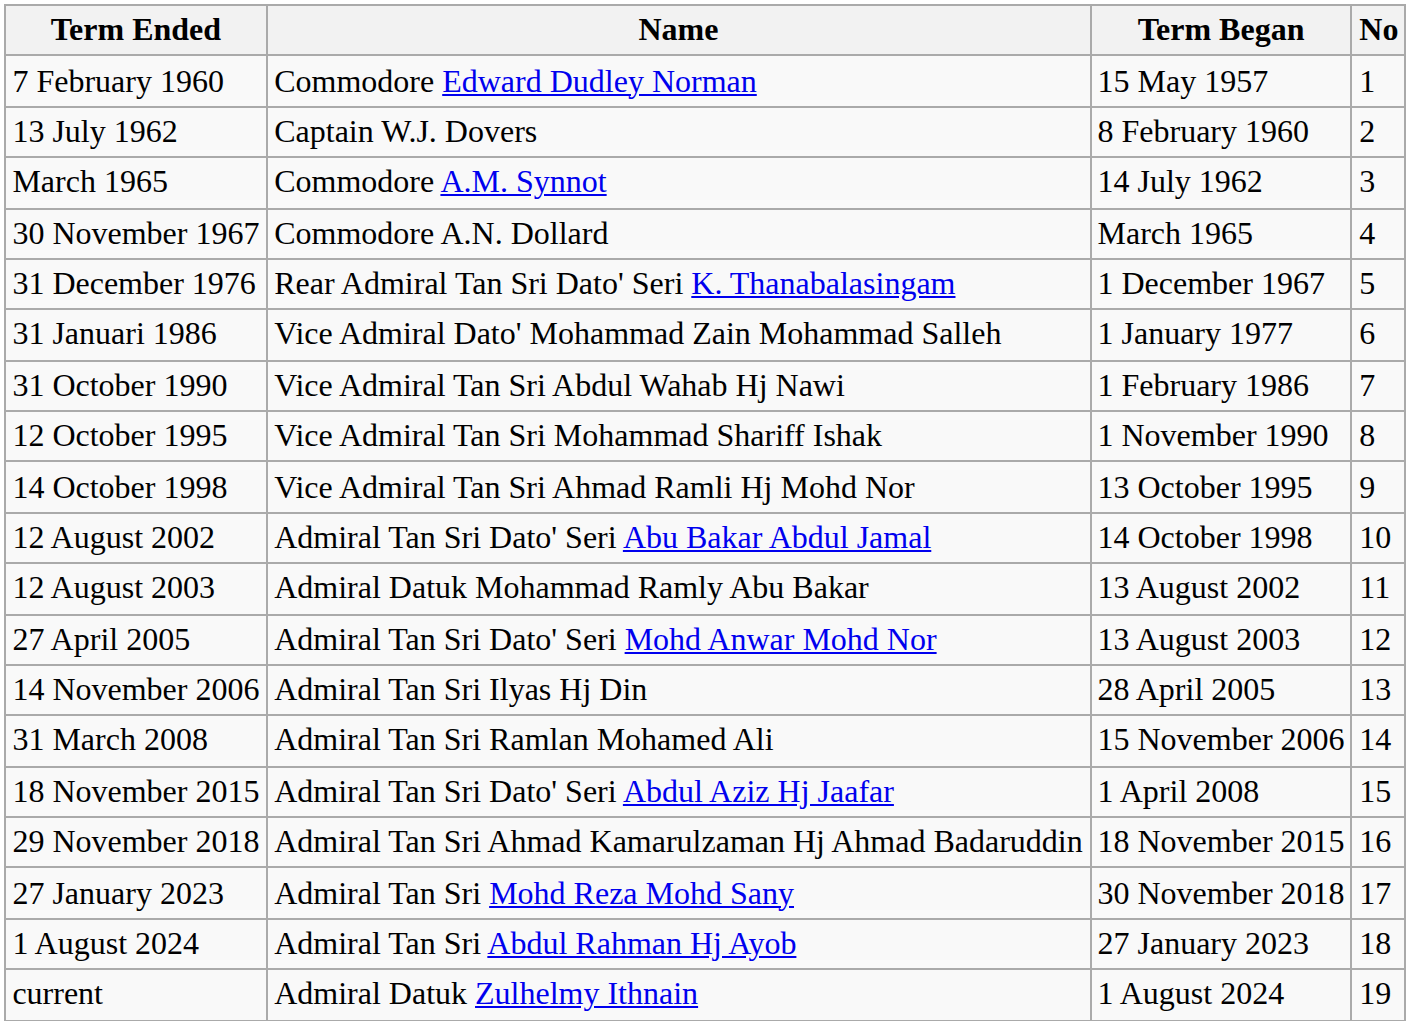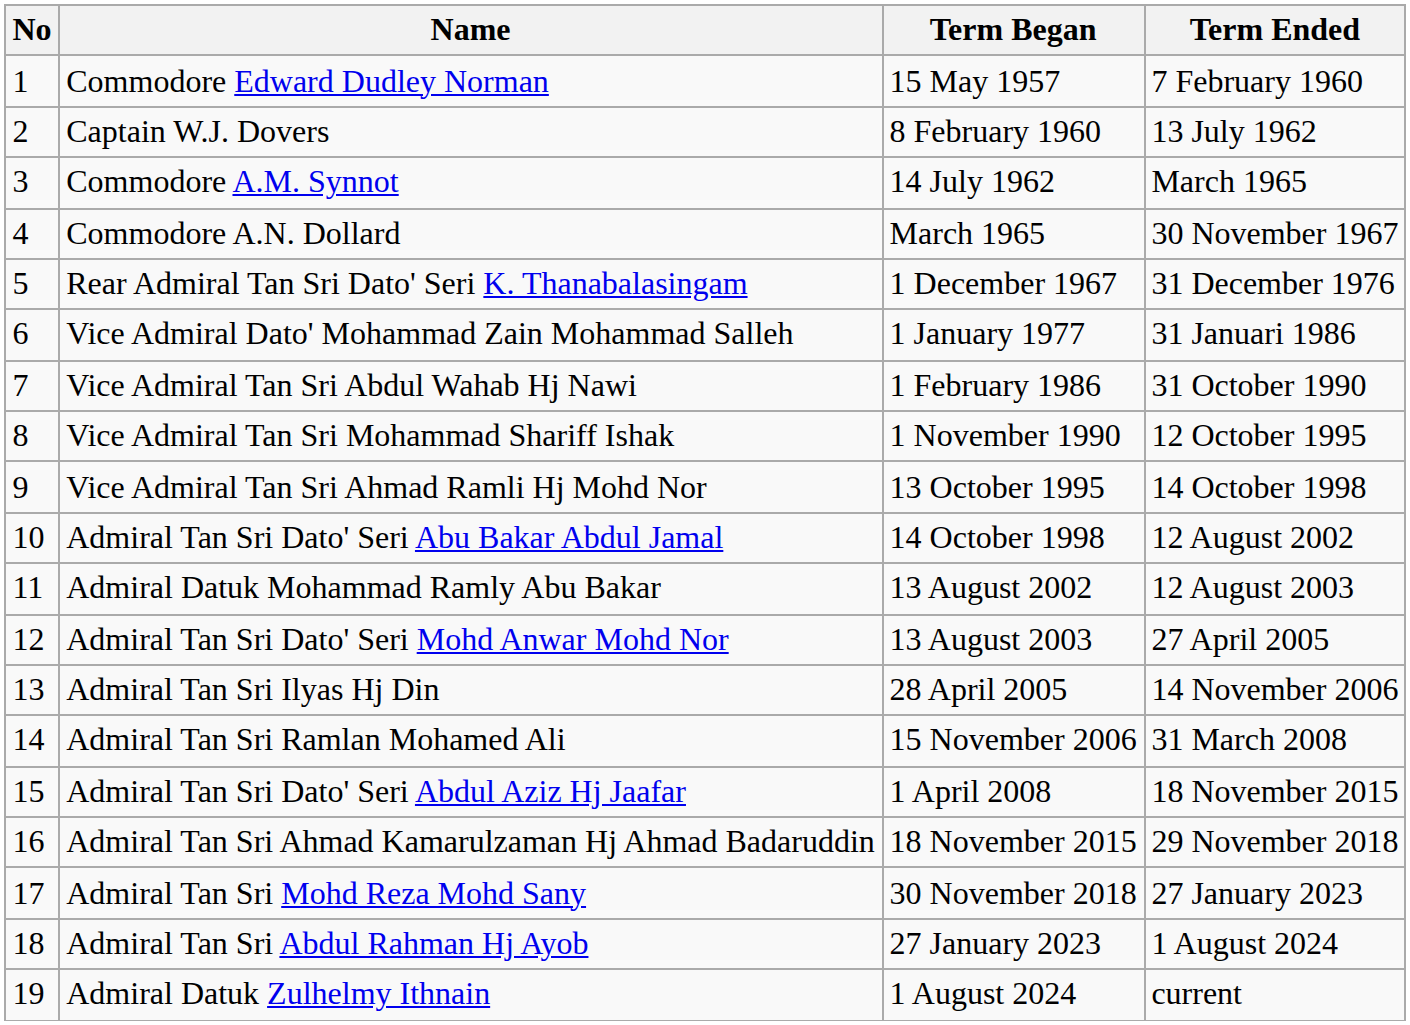columns swapped: (1379, 29) <-> (136, 29)
